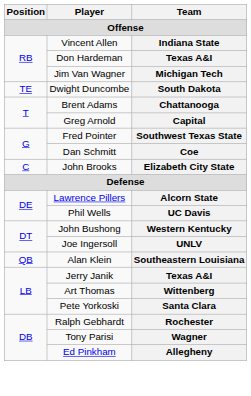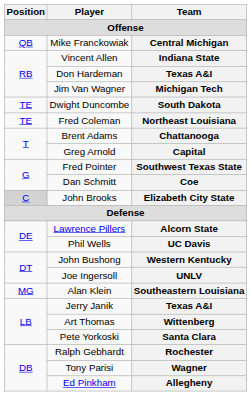+ row: (89, 43)
+ row: (89, 120)
(26, 167) no background -> (26, 197) lightgrey background
(26, 259) QB -> (26, 290) MG
